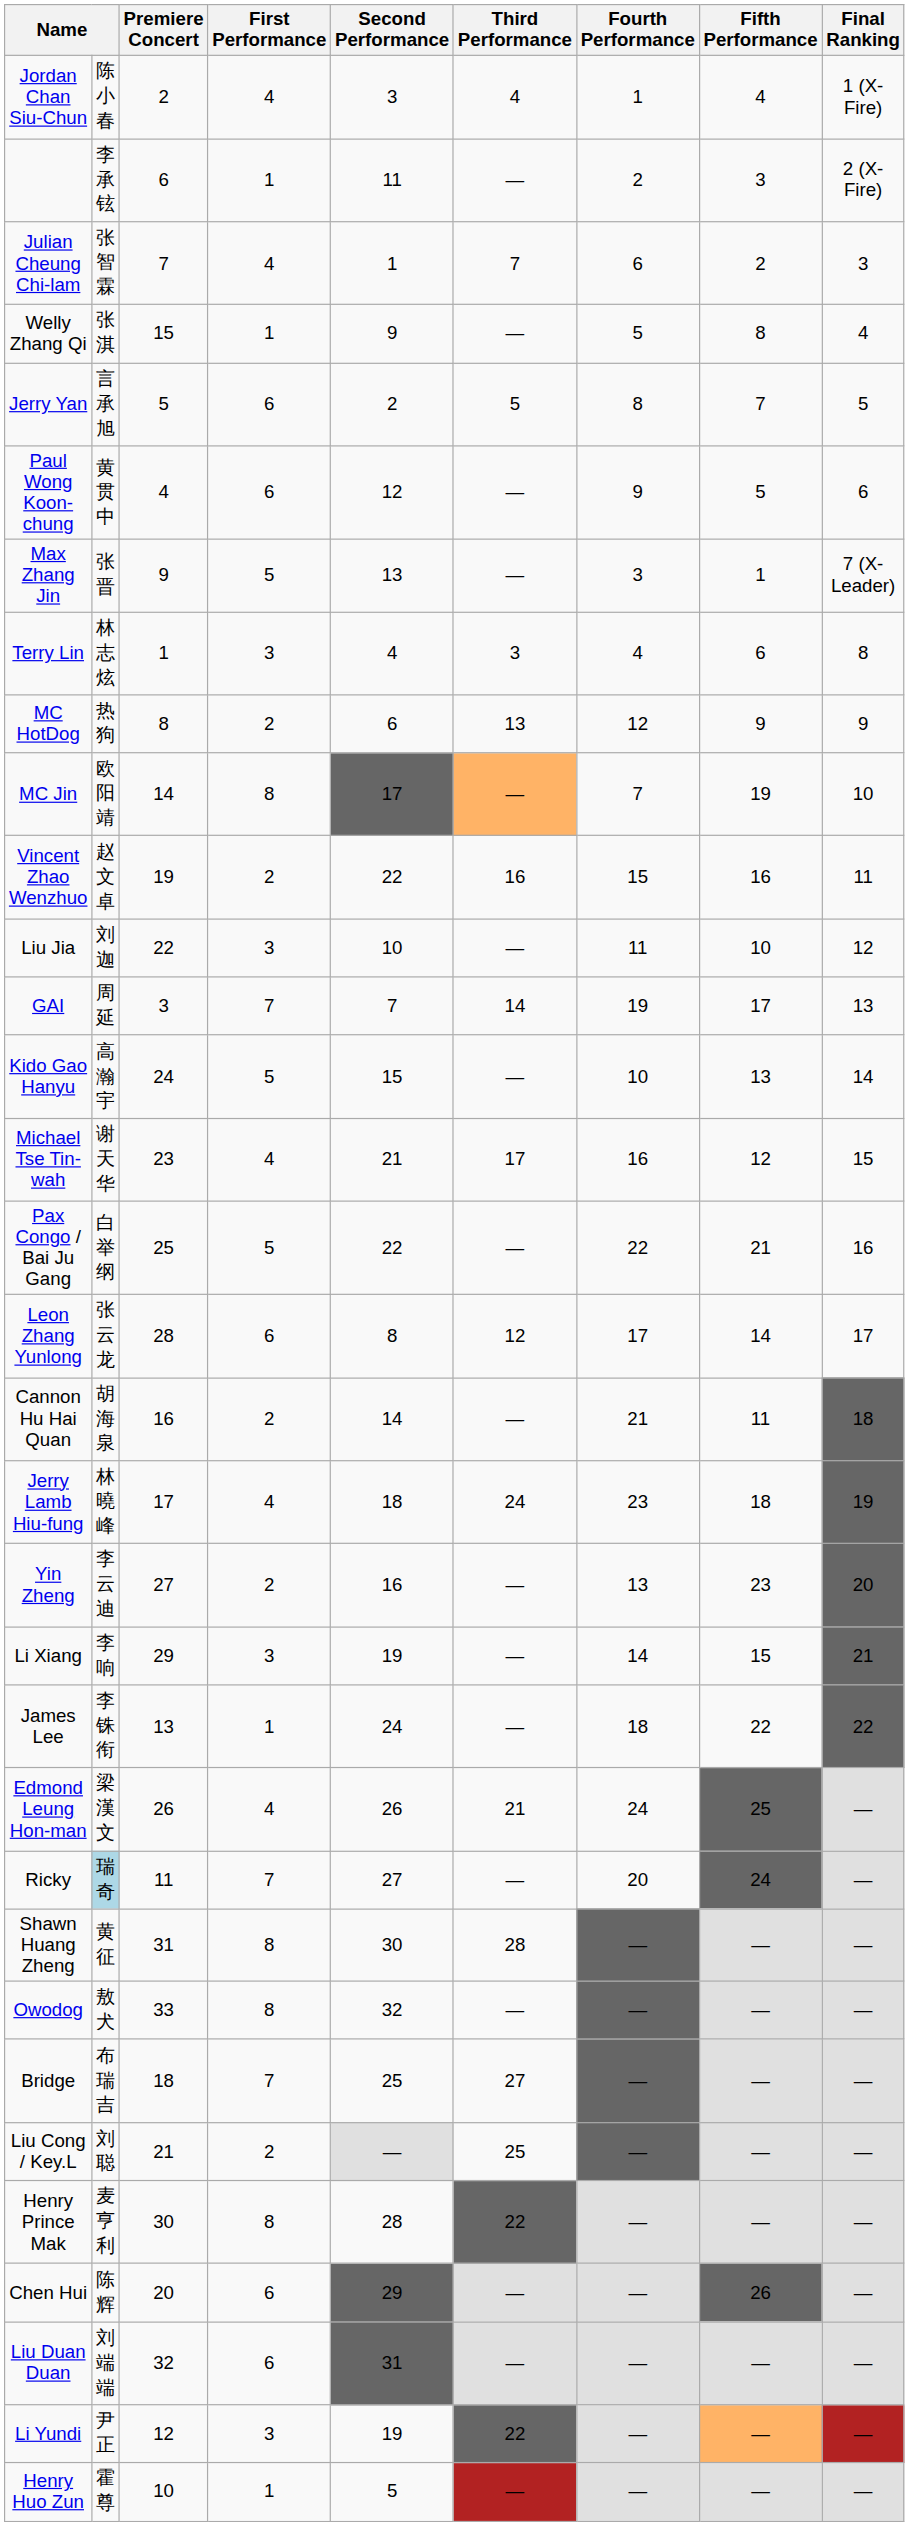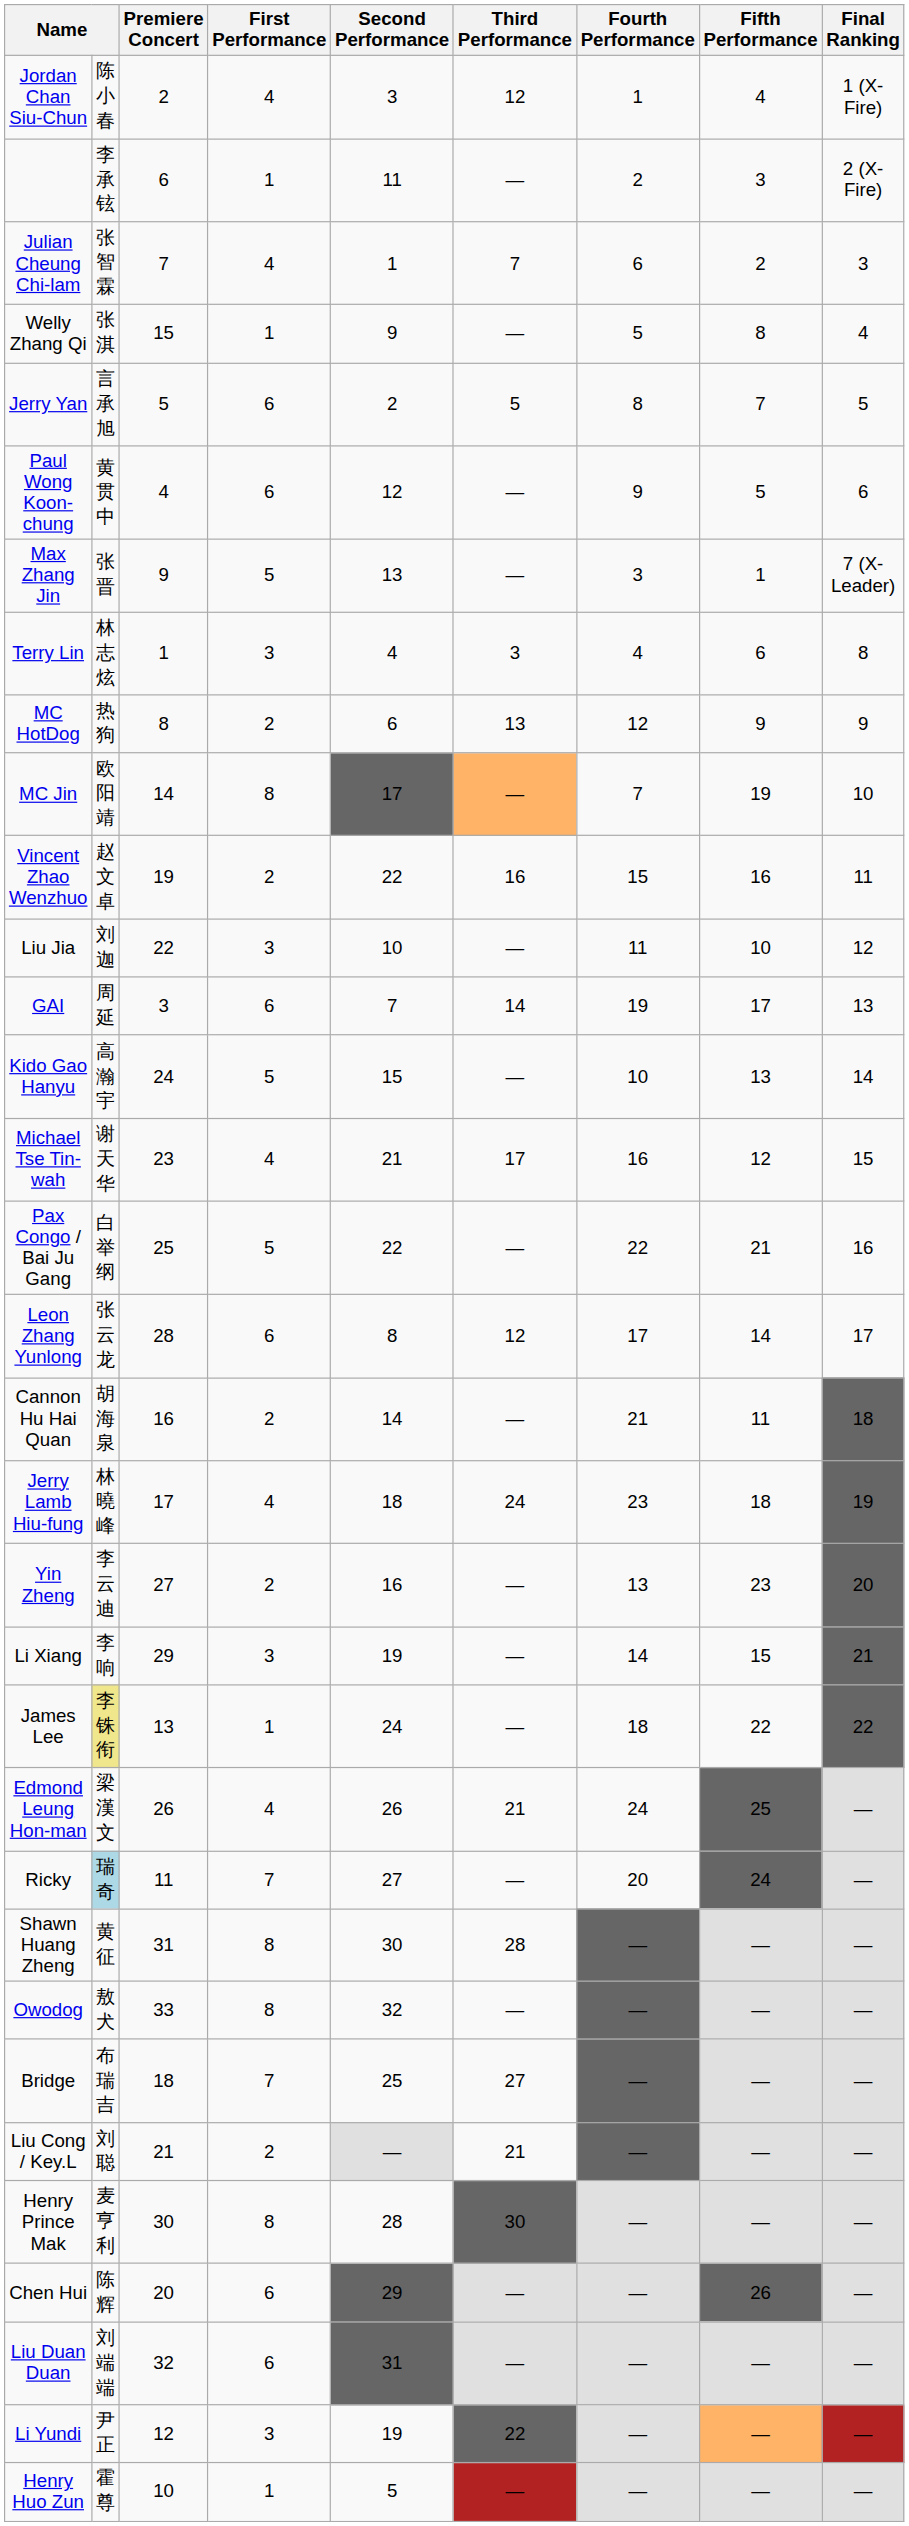(515, 96) 4 -> (515, 96) 12
(269, 1005) 7 -> (269, 1005) 6
(106, 1725) no background -> (106, 1725) khaki background
(515, 2151) 25 -> (515, 2151) 21
(515, 2221) 22 -> (515, 2221) 30
